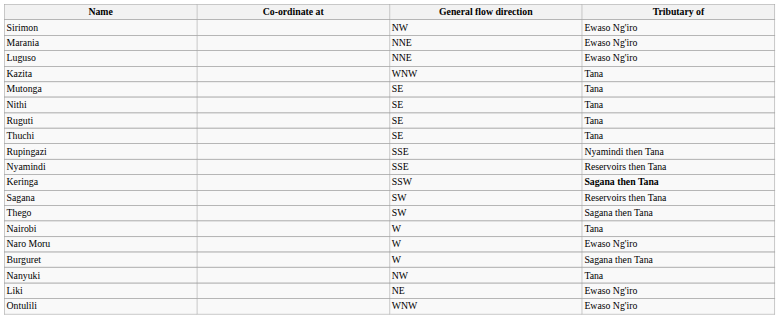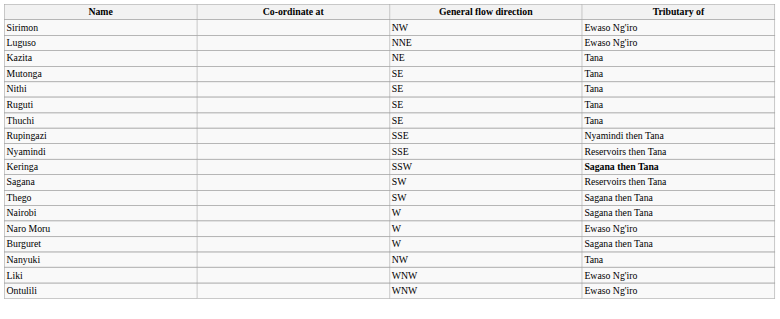- row: (23, 43)
(405, 74) WNW -> (398, 58) NE
(594, 228) Tana -> (619, 213) Sagana then Tana
(398, 290) NE -> (405, 275) WNW
